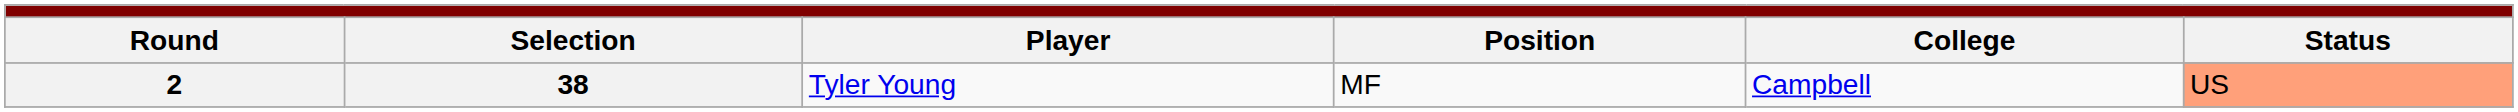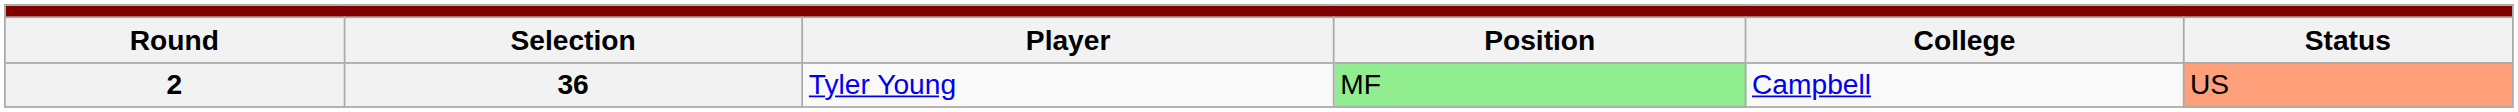(573, 84) 38 -> (573, 84) 36
(1361, 84) no background -> (1361, 84) lightgreen background
